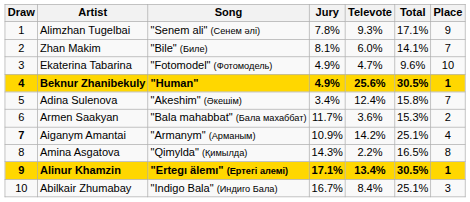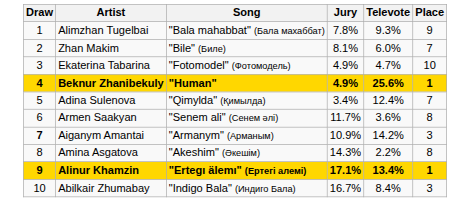- column: (413, 13)
(205, 30) "Senem ali" (Сенем әлі) -> (247, 30) "Bala mahabbat" (Бала махаббат)
(196, 100) "Akeshim" (Әкешiм) -> (217, 100) "Qimylda" (Қимылда)
(229, 118) "Bala mahabbat" (Бала махаббат) -> (223, 118) "Senem ali" (Сенем әлі)
(448, 118) 2 -> (430, 118) 8
(448, 135) 4 -> (430, 135) 3
(199, 153) "Qimylda" (Қимылда) -> (214, 153) "Akeshim" (Әкешiм)
